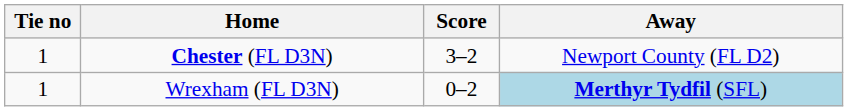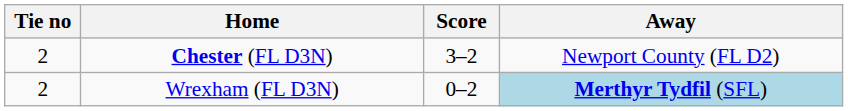(43, 55) 1 -> (43, 55) 2
(43, 88) 1 -> (43, 88) 2
